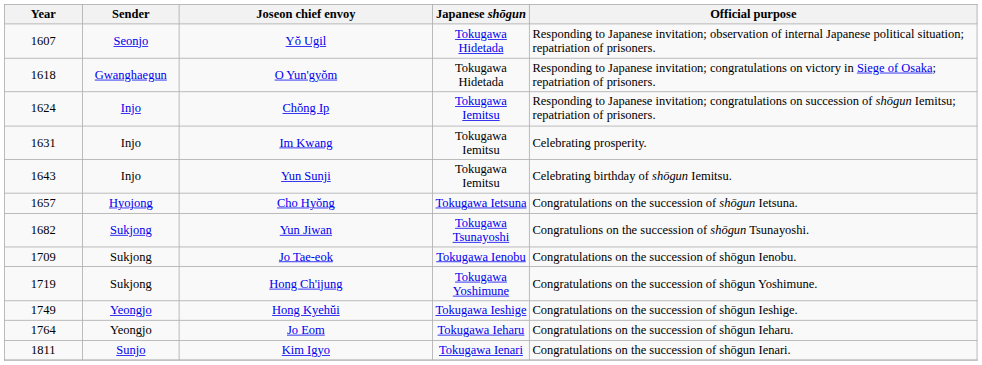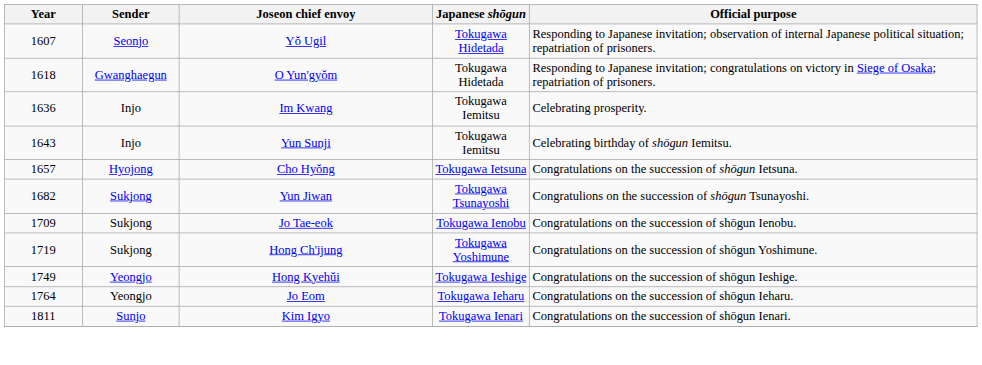- row: (306, 108)
(43, 142) 1631 -> (43, 108) 1636
